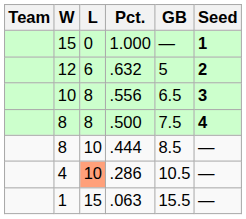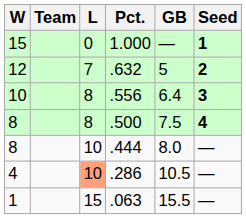columns swapped: (29, 17) <-> (67, 17)
(88, 69) 6 -> (88, 69) 7
(170, 95) 6.5 -> (170, 95) 6.4
(170, 148) 8.5 -> (170, 148) 8.0
